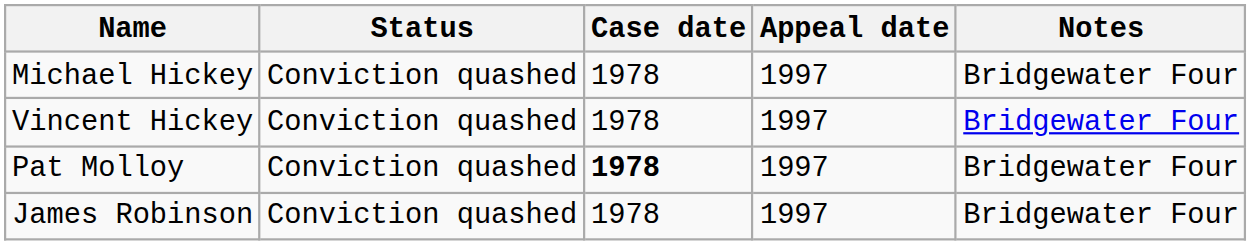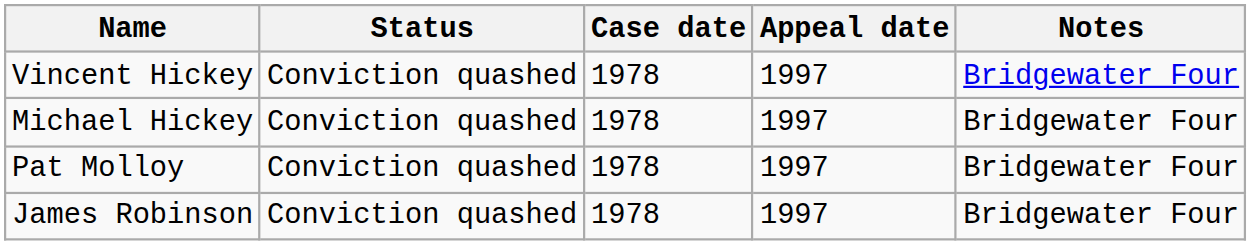rows swapped: (133, 122) <-> (133, 75)
(626, 169) bold -> (626, 169) normal
